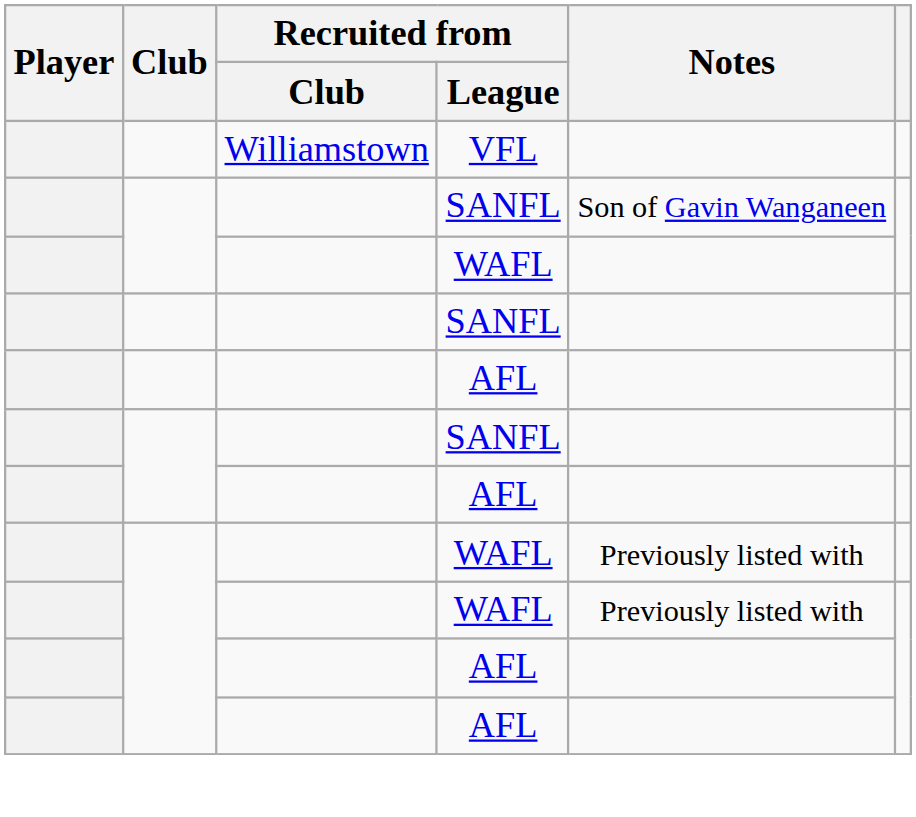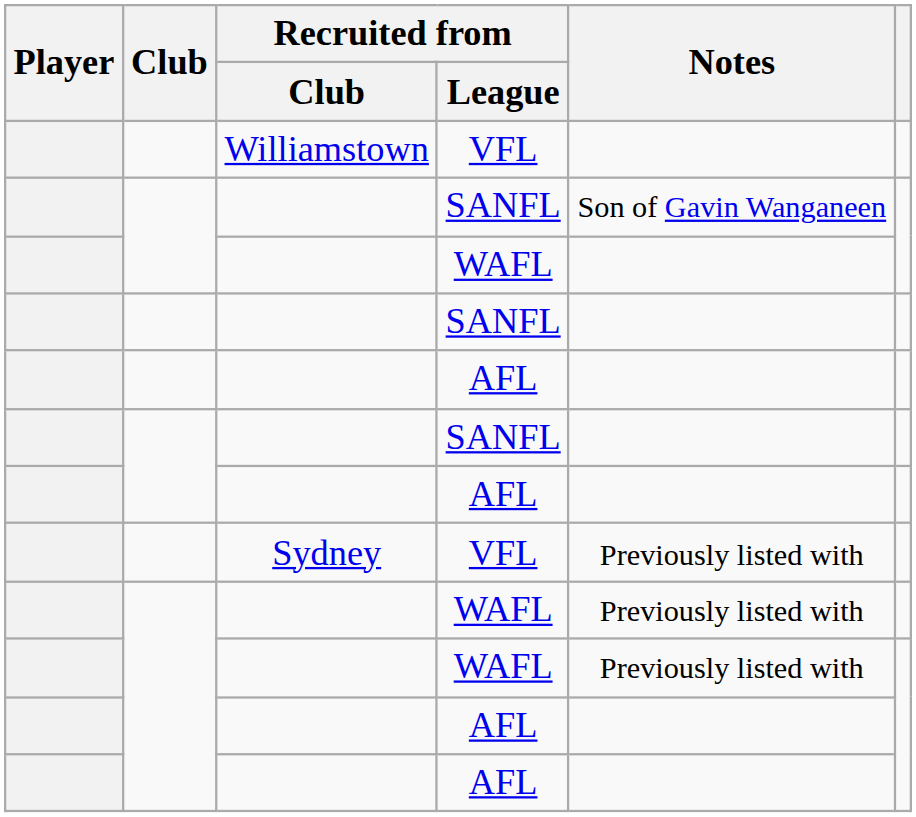+ row: (327, 551)
